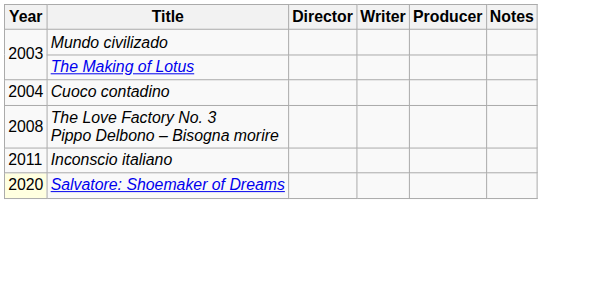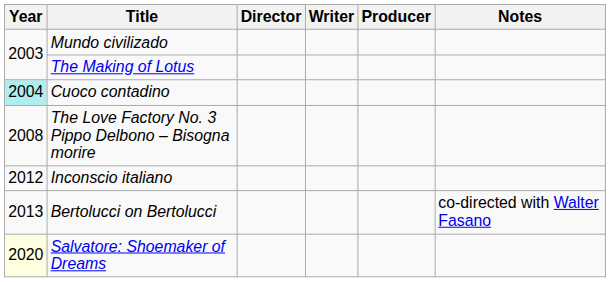(26, 92) no background -> (26, 92) paleturquoise background
(25, 160) 2011 -> (26, 178) 2012
+ row: (133, 212)
